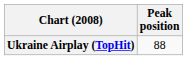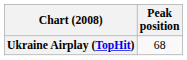(160, 45) 88 -> (160, 45) 68
